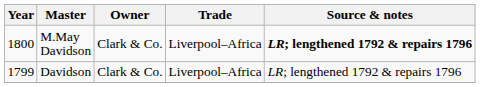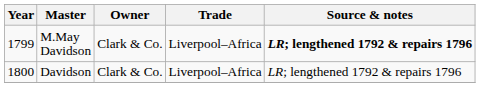(21, 43) 1800 -> (21, 43) 1799
(21, 72) 1799 -> (21, 72) 1800
